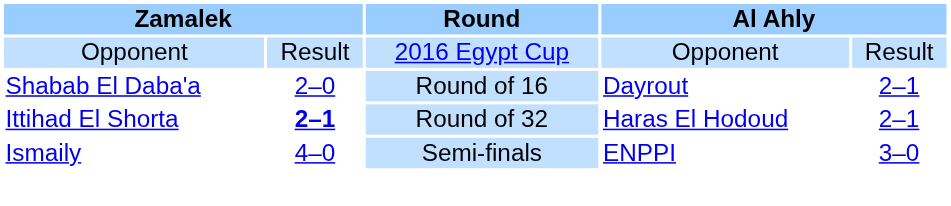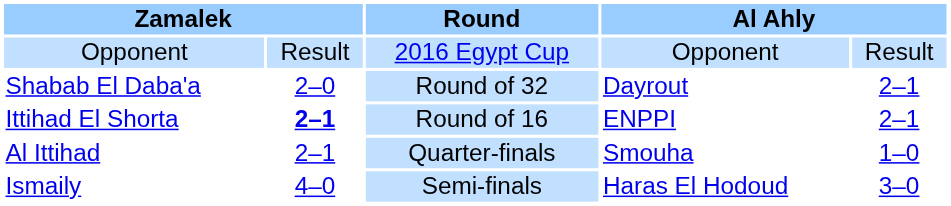(482, 85) Round of 16 -> (482, 85) Round of 32
(482, 119) Round of 32 -> (482, 119) Round of 16
(696, 119) Haras El Hodoud -> (639, 119) ENPPI
+ row: (53, 152)
(639, 152) ENPPI -> (696, 186) Haras El Hodoud
